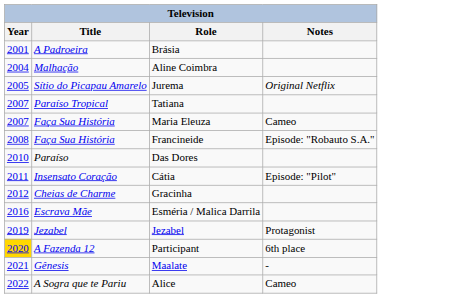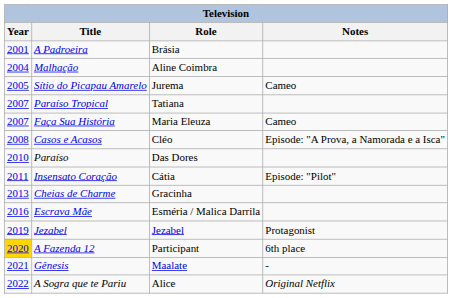(300, 86) Original Netflix -> (281, 86) Cameo
- row: (178, 140)
+ row: (162, 140)
(18, 194) 2012 -> (18, 194) 2013
(281, 284) Cameo -> (300, 284) Original Netflix
